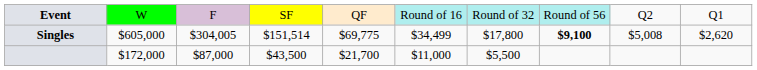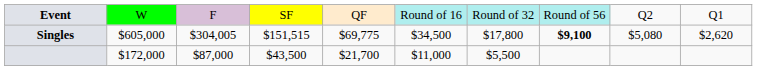(286, 35) $151,514 -> (286, 35) $151,515
(431, 35) $34,499 -> (431, 35) $34,500
(645, 35) $5,008 -> (645, 35) $5,080
